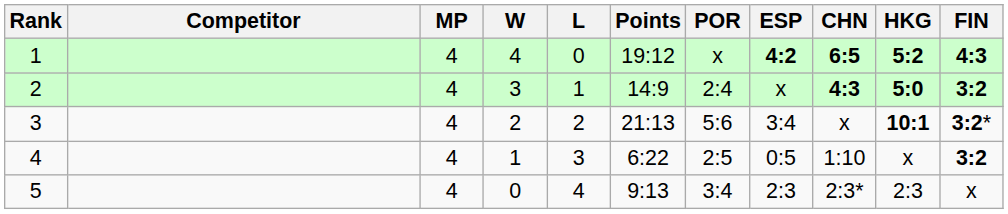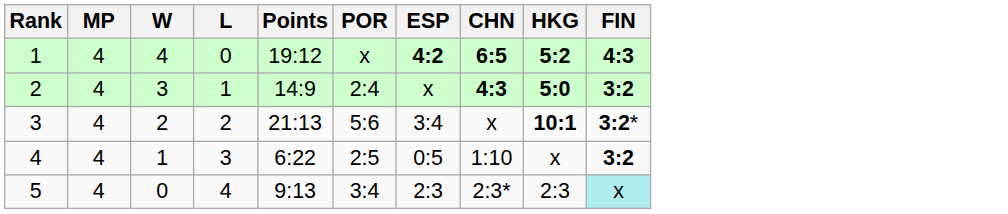- column: (243, 21)
(971, 191) no background -> (618, 191) paleturquoise background
